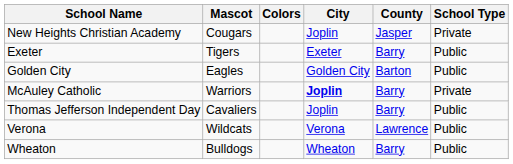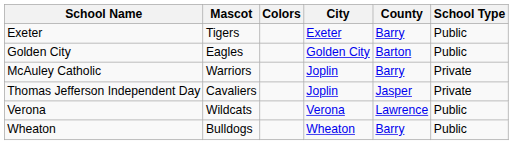- row: (94, 33)
(324, 91) bold -> (322, 71) normal
(390, 110) Barry -> (394, 91) Jasper
(450, 110) Public -> (453, 91) Private
